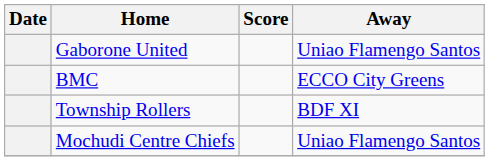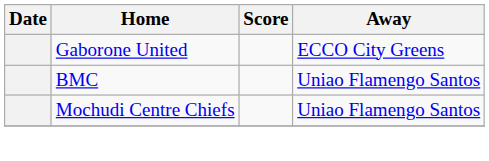(389, 49) Uniao Flamengo Santos -> (371, 49) ECCO City Greens
(371, 79) ECCO City Greens -> (389, 79) Uniao Flamengo Santos
- row: (123, 110)
